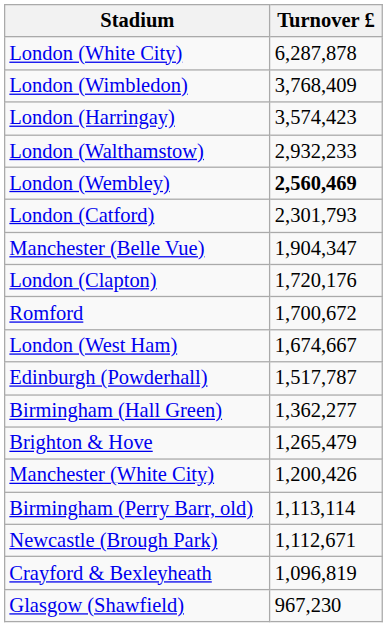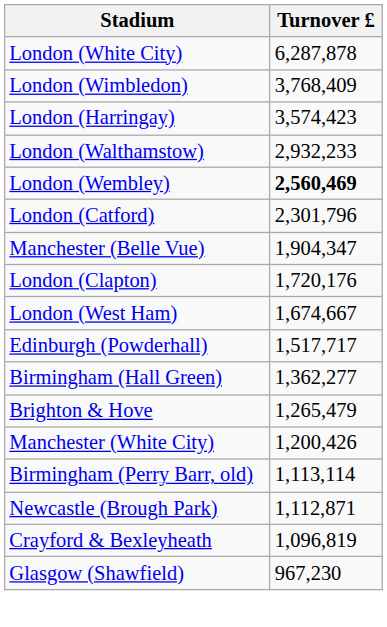(316, 215) 2,301,793 -> (316, 215) 2,301,796
- row: (46, 313)
(316, 378) 1,517,787 -> (316, 345) 1,517,717
(315, 540) 1,112,671 -> (315, 507) 1,112,871
